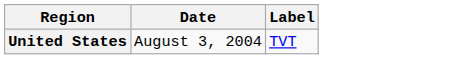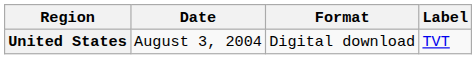+ column: (342, 17)
